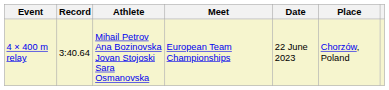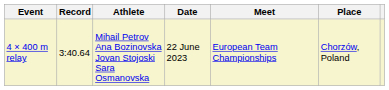columns swapped: (296, 12) <-> (219, 12)
